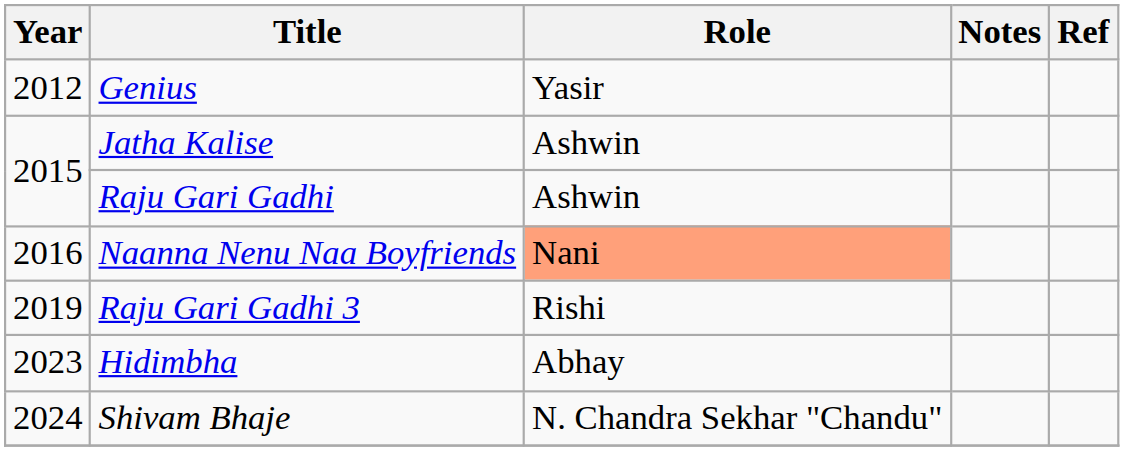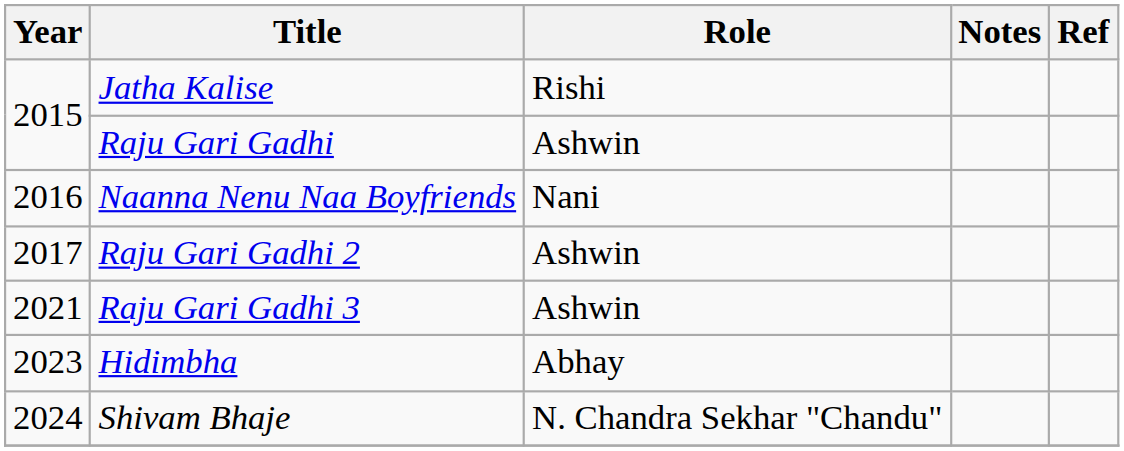- row: (148, 87)
(586, 142) Ashwin -> (569, 87) Rishi
(566, 252) lightsalmon background -> (566, 197) no background
+ row: (229, 252)
(48, 307) 2019 -> (48, 307) 2021
(569, 307) Rishi -> (586, 307) Ashwin
